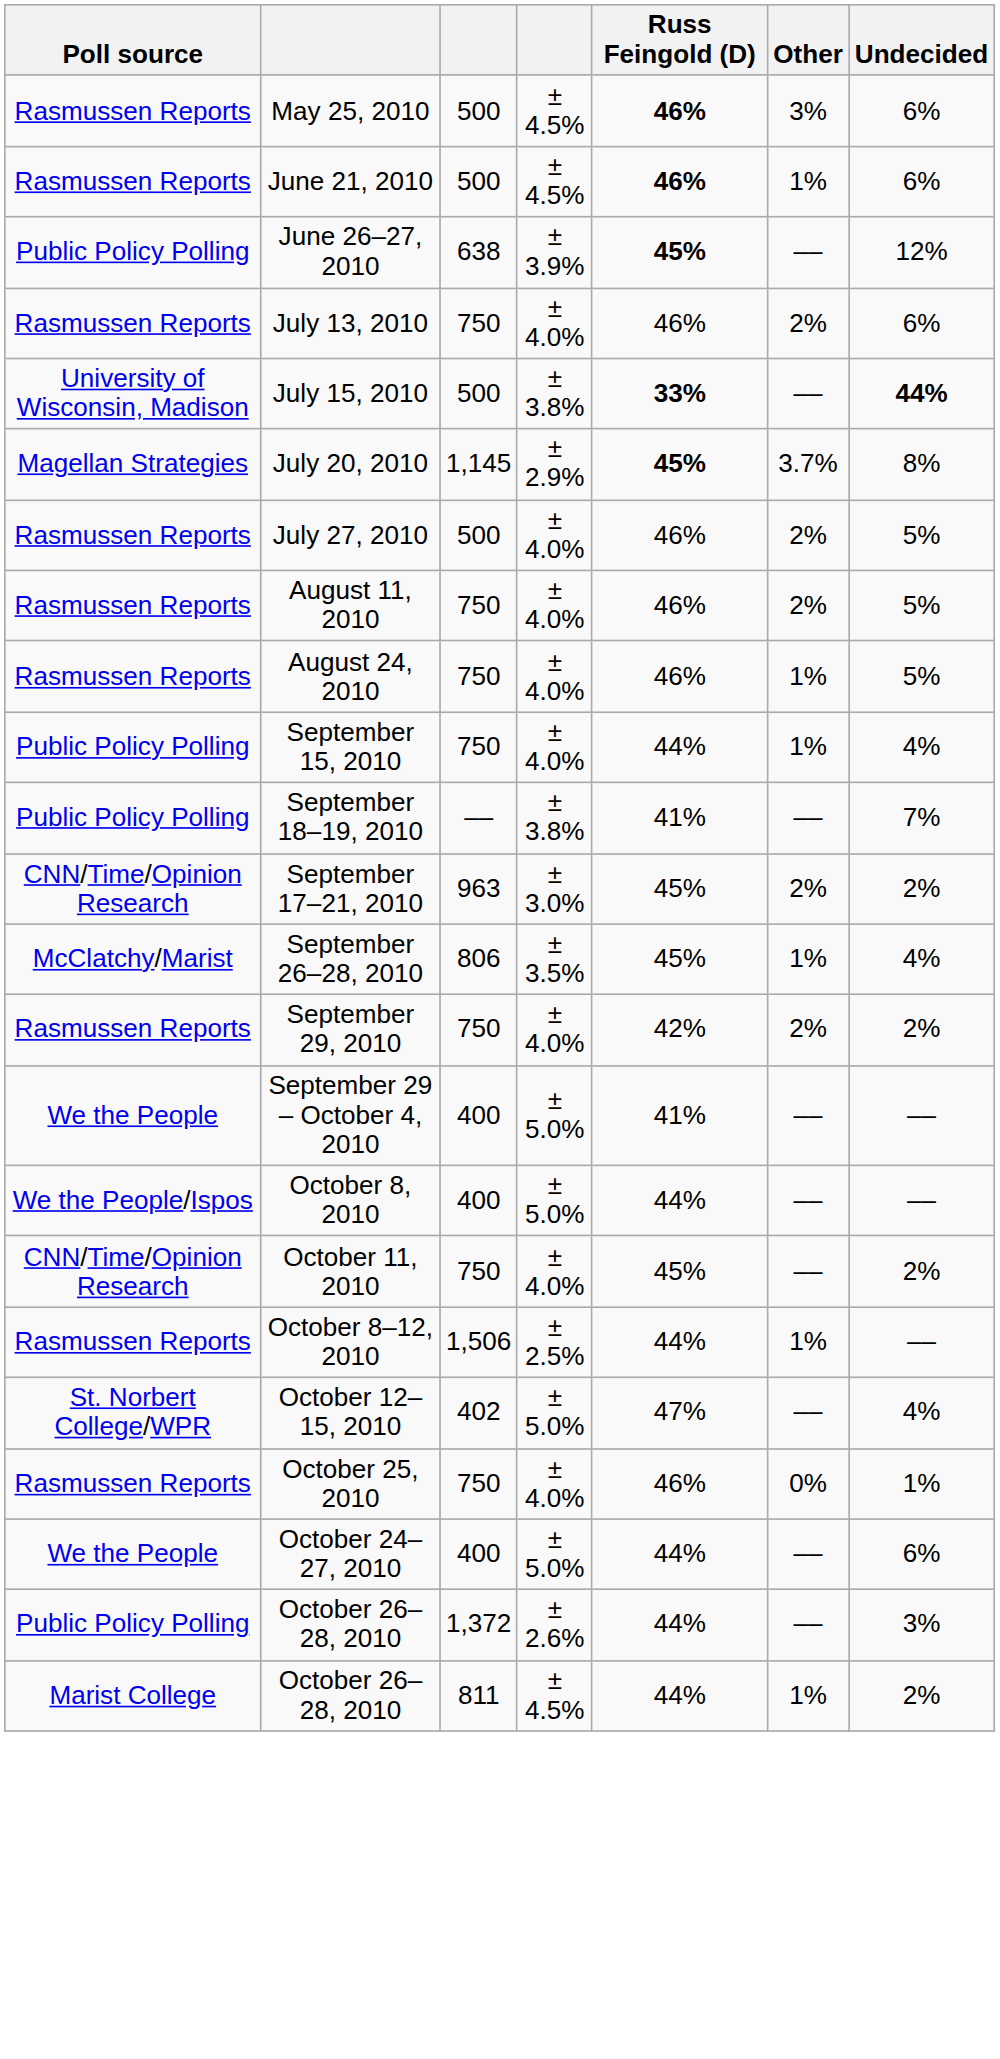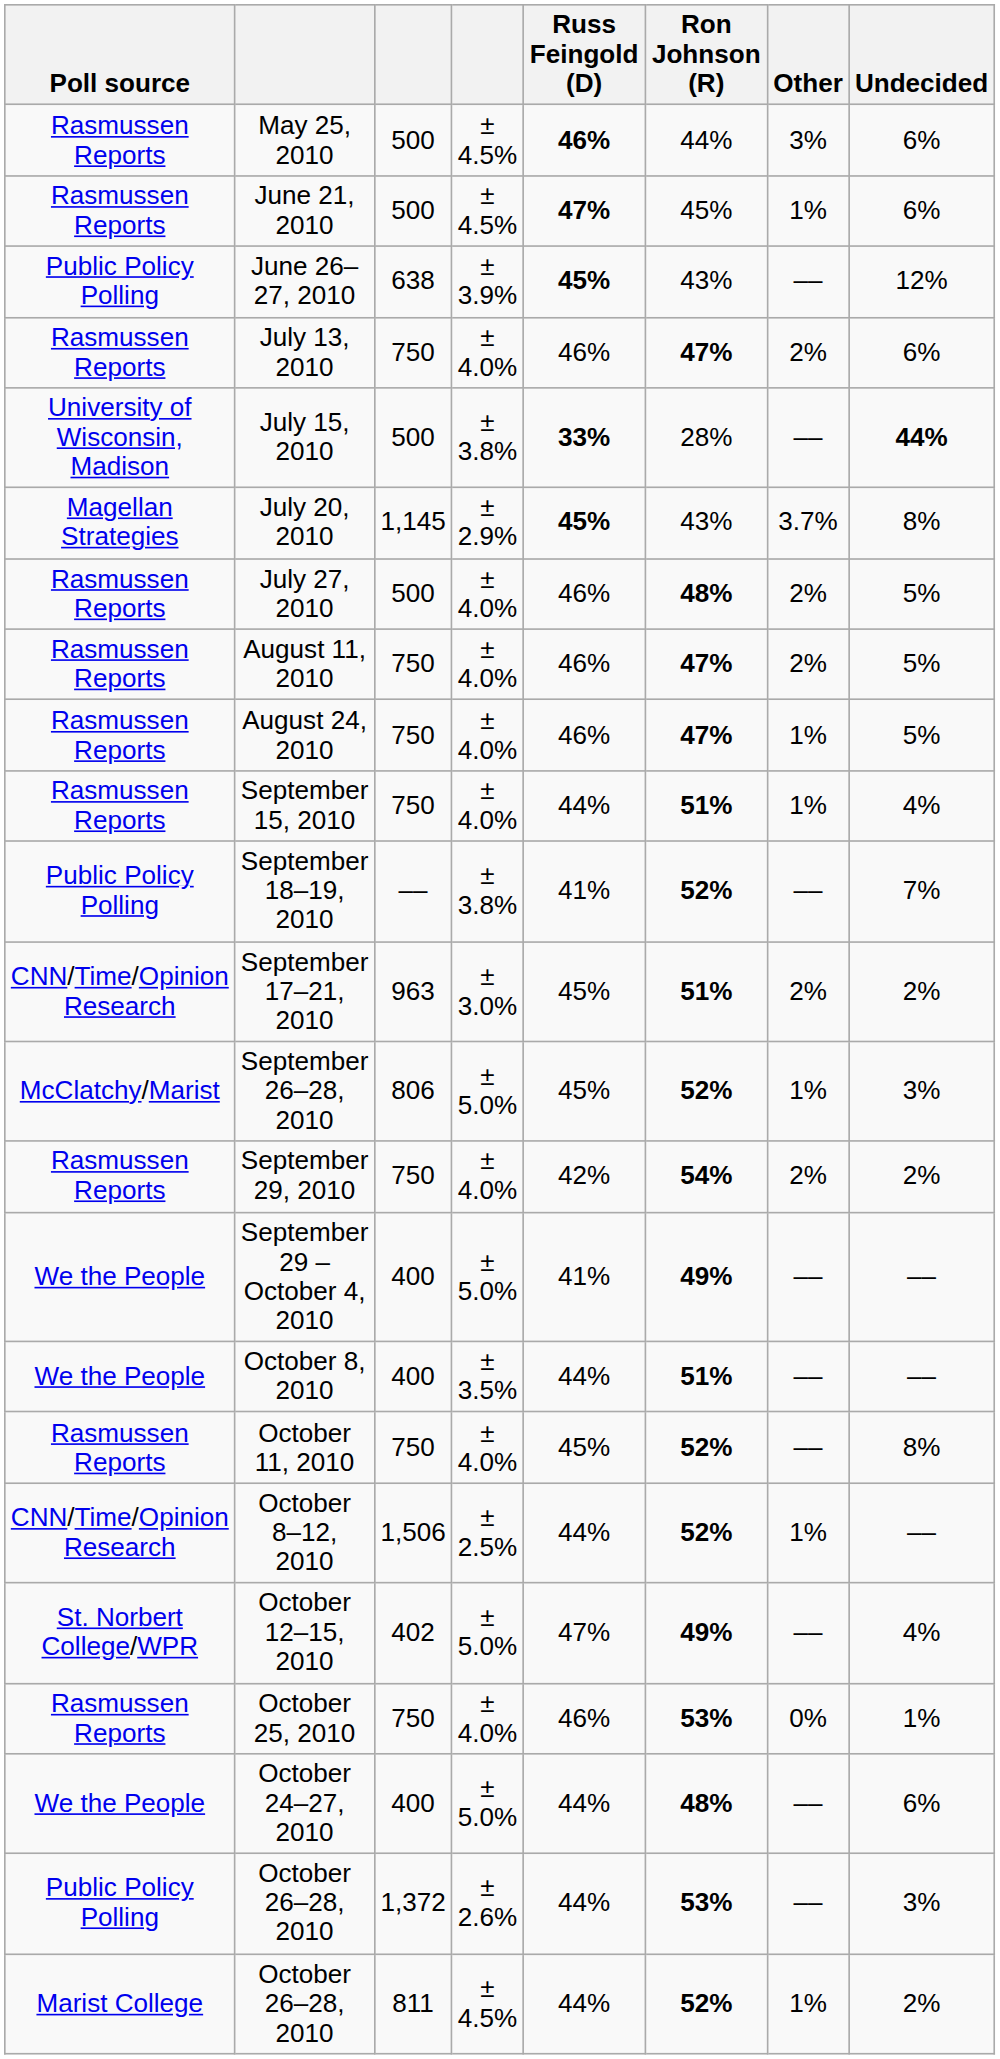+ column: (706, 54)
(680, 181) 46% -> (584, 210) 47%
(133, 746) Public Policy Polling -> (120, 805) Rasmussen Reports
(555, 958) ± 3.5% -> (487, 1090) ± 5.0%
(922, 958) 4% -> (922, 1090) 3%
(133, 1200) We the People/Ispos -> (120, 1376) We the People
(555, 1200) ± 5.0% -> (487, 1376) ± 3.5%
(133, 1271) CNN/Time/Opinion Research -> (120, 1447) Rasmussen Reports
(922, 1271) 2% -> (922, 1447) 8%
(133, 1341) Rasmussen Reports -> (120, 1532) CNN/Time/Opinion Research
